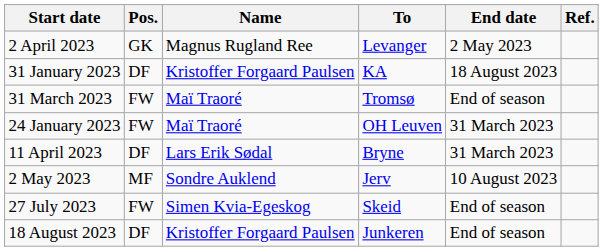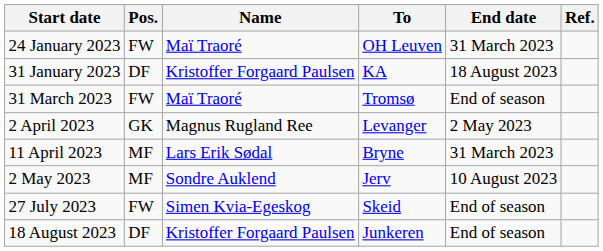rows swapped: (64, 125) <-> (51, 44)
(139, 152) DF -> (141, 152) MF
